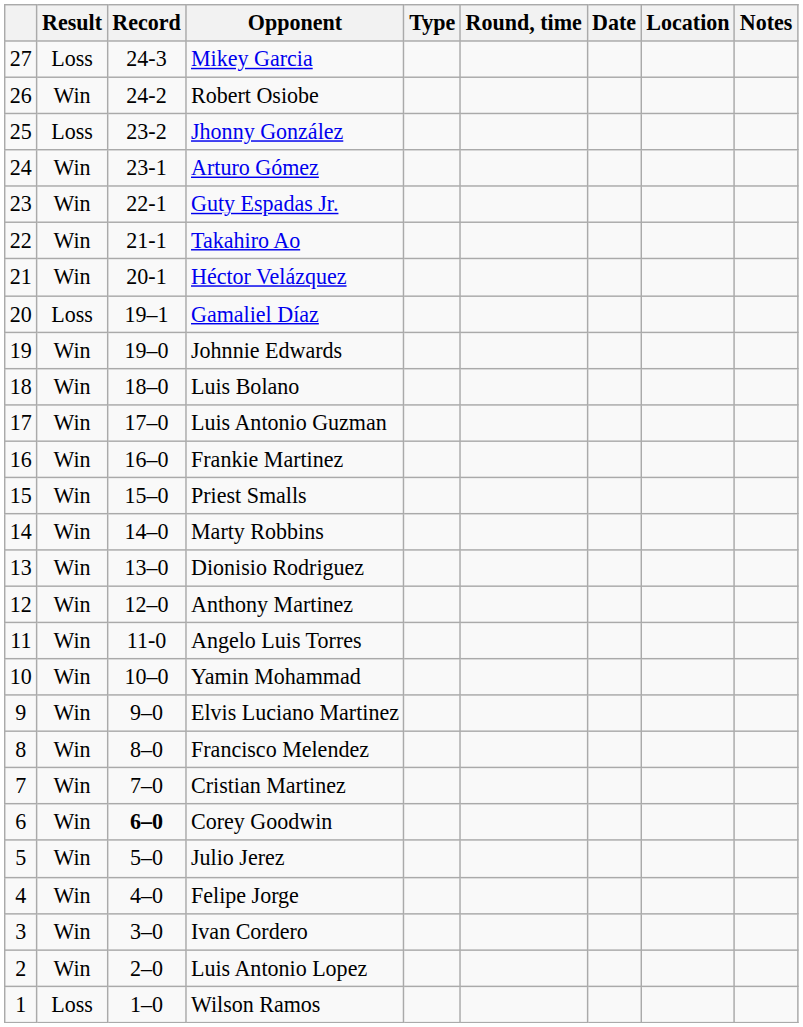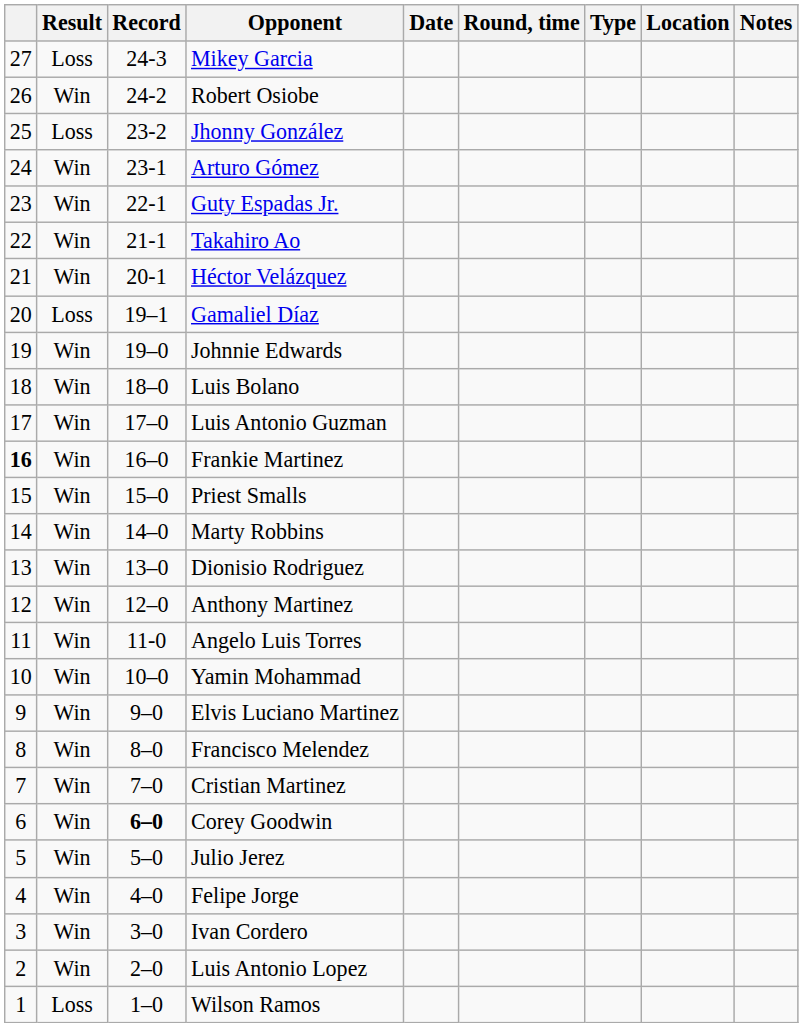columns swapped: (432, 22) <-> (614, 22)
(21, 458) normal -> (21, 458) bold
